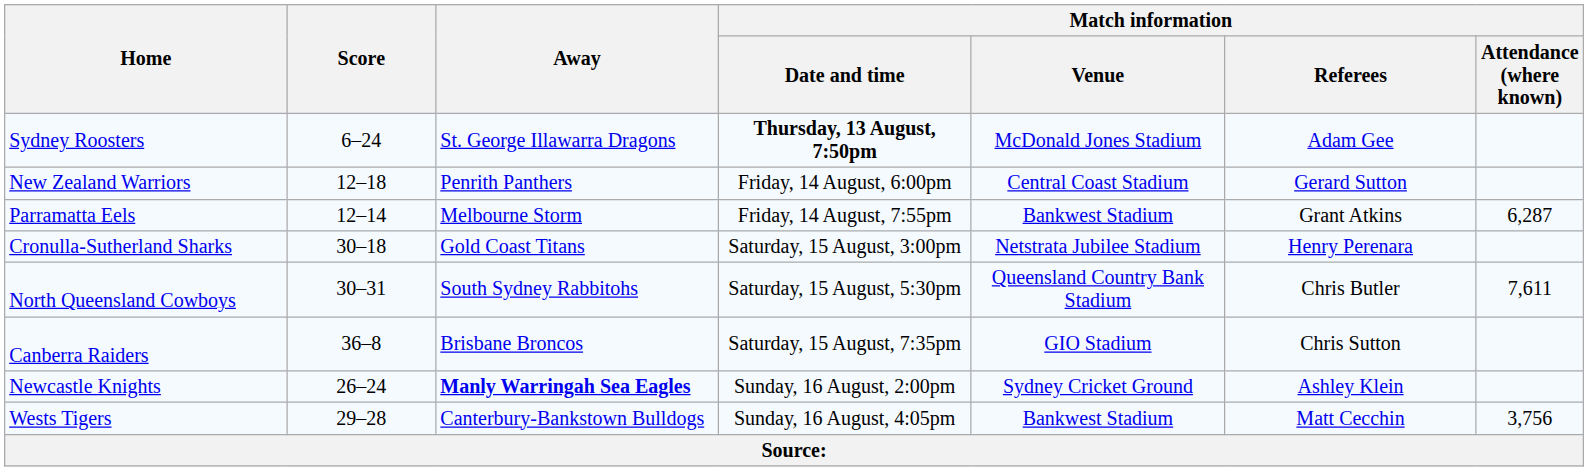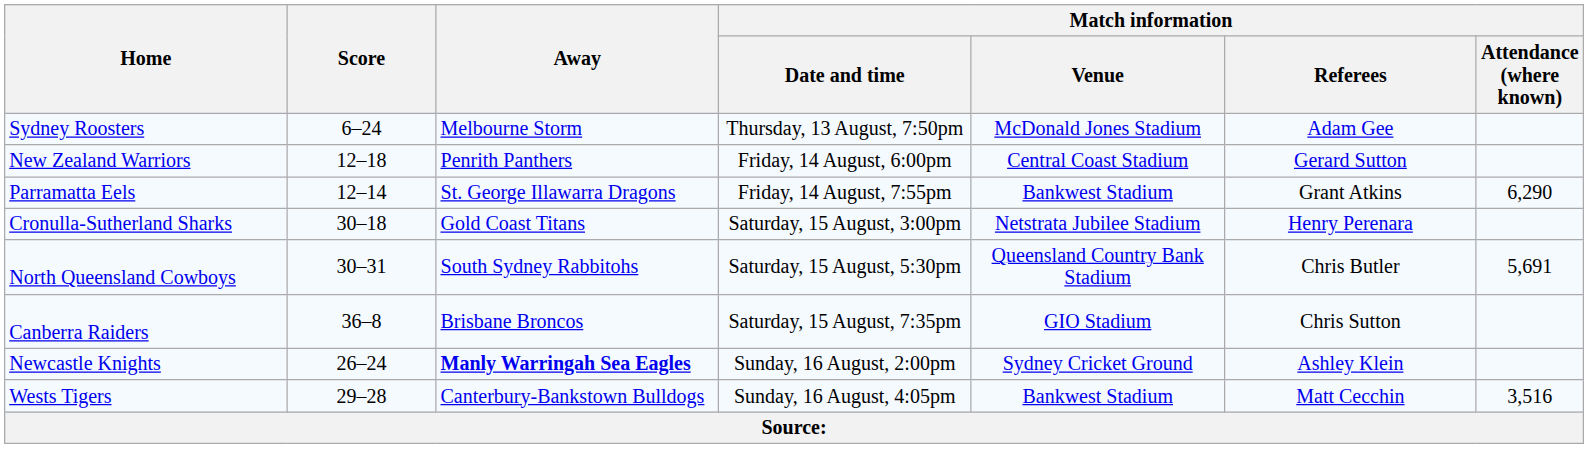(558, 140) St. George Illawarra Dragons -> (511, 128) Melbourne Storm
(845, 140) bold -> (845, 128) normal
(511, 214) Melbourne Storm -> (558, 192) St. George Illawarra Dragons
(1530, 214) 6,287 -> (1530, 192) 6,290
(1530, 289) 7,611 -> (1530, 266) 5,691
(1530, 418) 3,756 -> (1530, 395) 3,516
